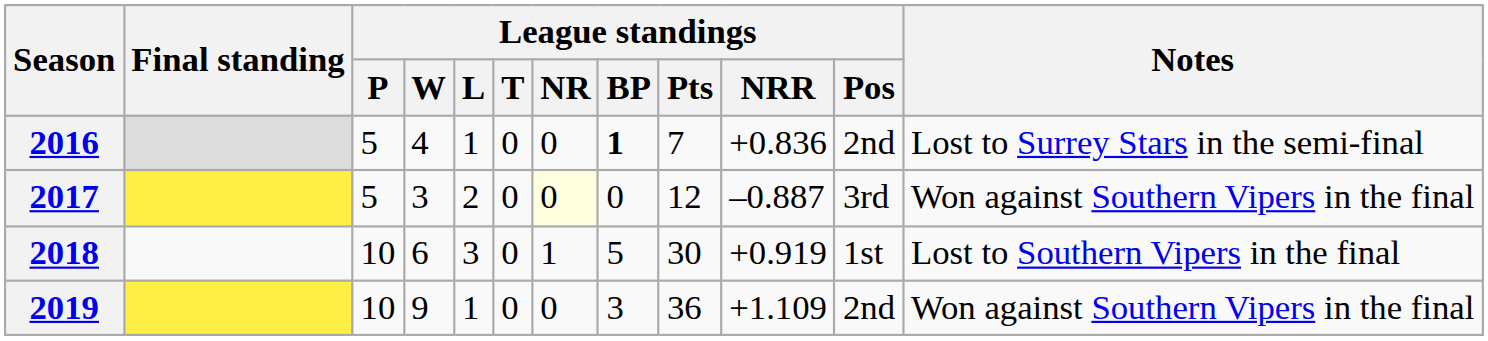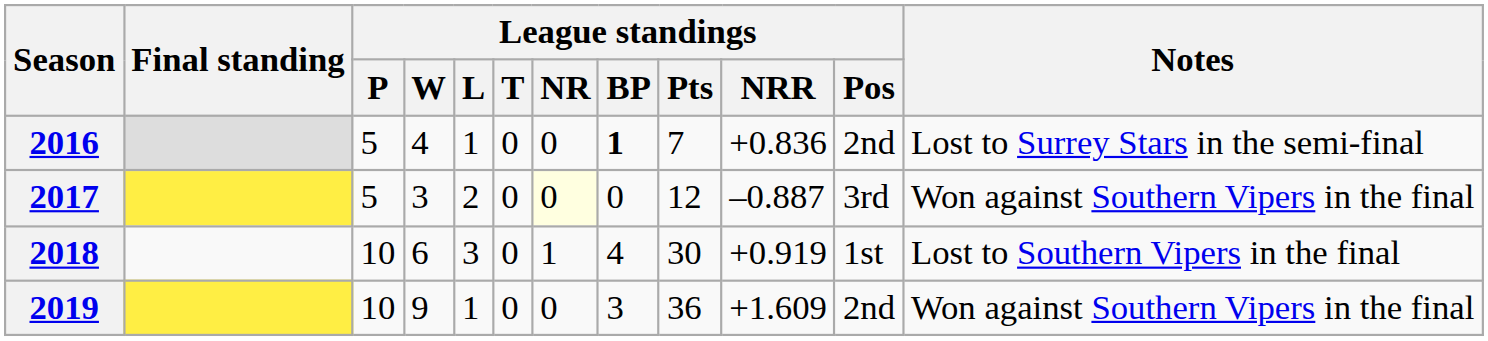(615, 252) 5 -> (615, 252) 4
(778, 307) +1.109 -> (778, 307) +1.609
